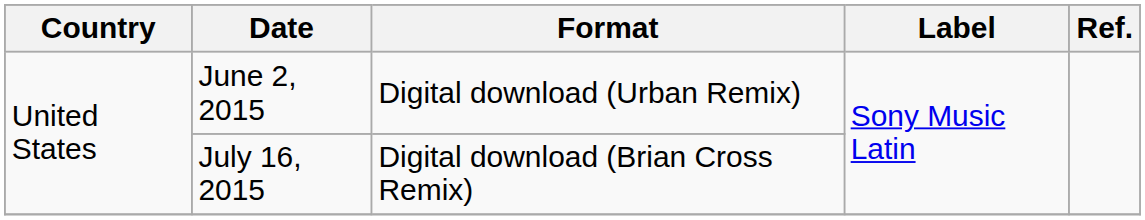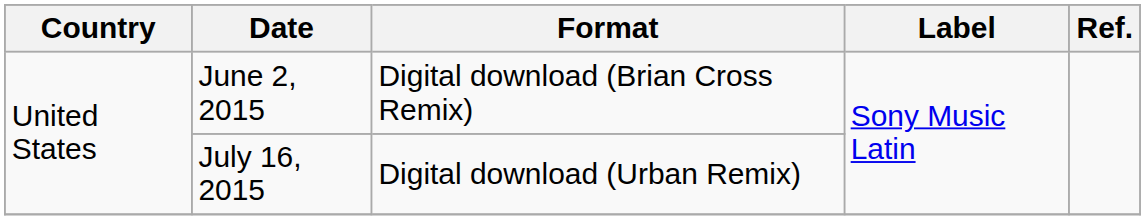(590, 92) Digital download (Urban Remix) -> (576, 92) Digital download (Brian Cross Remix)
(576, 173) Digital download (Brian Cross Remix) -> (590, 173) Digital download (Urban Remix)
